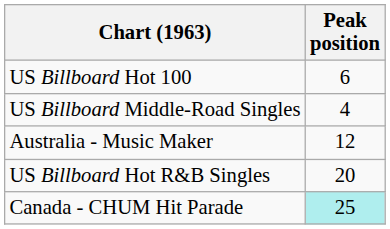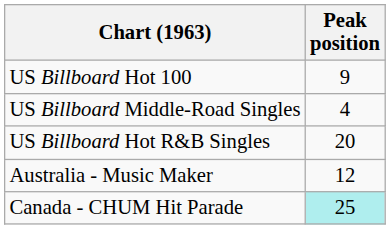(345, 76) 6 -> (345, 76) 9
rows swapped: (140, 175) <-> (111, 142)
